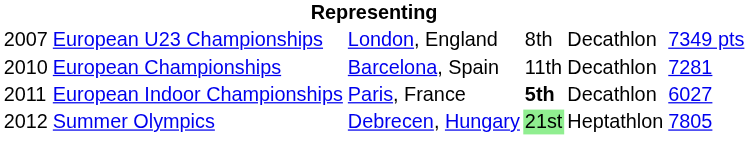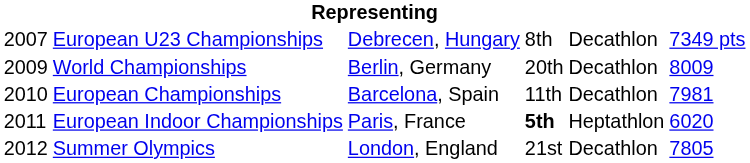(423, 40) London, England -> (434, 40) Debrecen, Hungary
+ row: (150, 67)
(690, 67) 7281 -> (691, 94) 7981
(612, 94) Decathlon -> (616, 121) Heptathlon
(690, 94) 6027 -> (691, 121) 6020
(434, 121) Debrecen, Hungary -> (423, 149) London, England
(544, 121) lightgreen background -> (544, 149) no background
(615, 121) Heptathlon -> (613, 149) Decathlon
